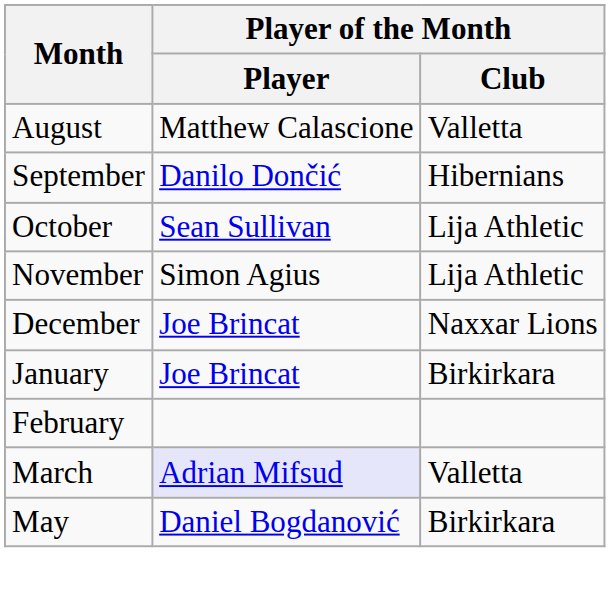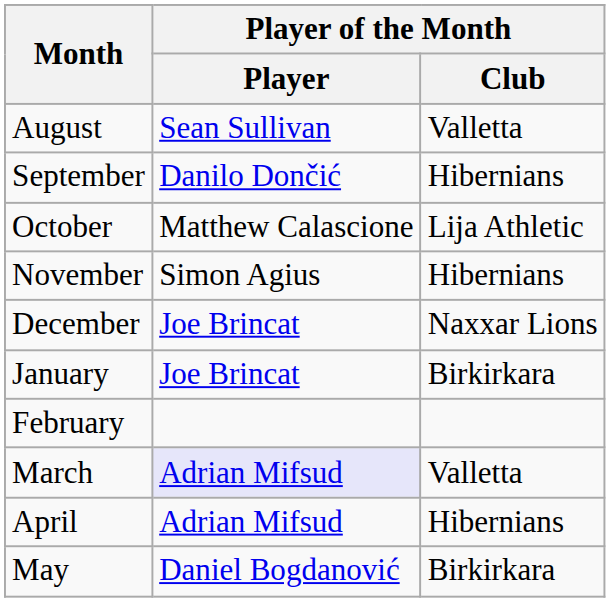(286, 127) Matthew Calascione -> (245, 127) Sean Sullivan
(245, 226) Sean Sullivan -> (286, 226) Matthew Calascione
(506, 275) Lija Athletic -> (496, 275) Hibernians
+ row: (45, 521)
